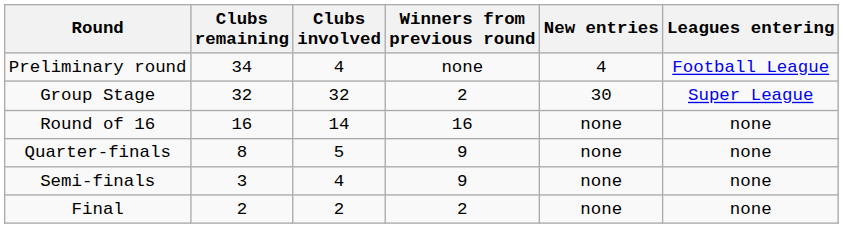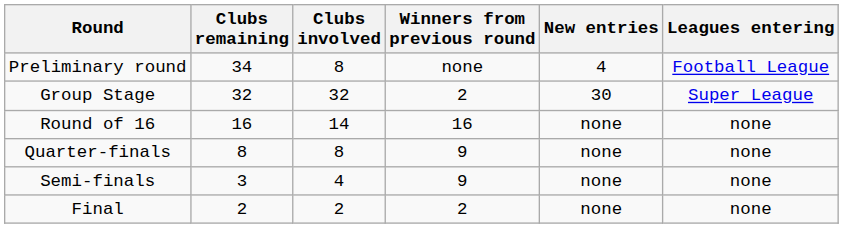(339, 67) 4 -> (339, 67) 8
(339, 153) 5 -> (339, 153) 8
